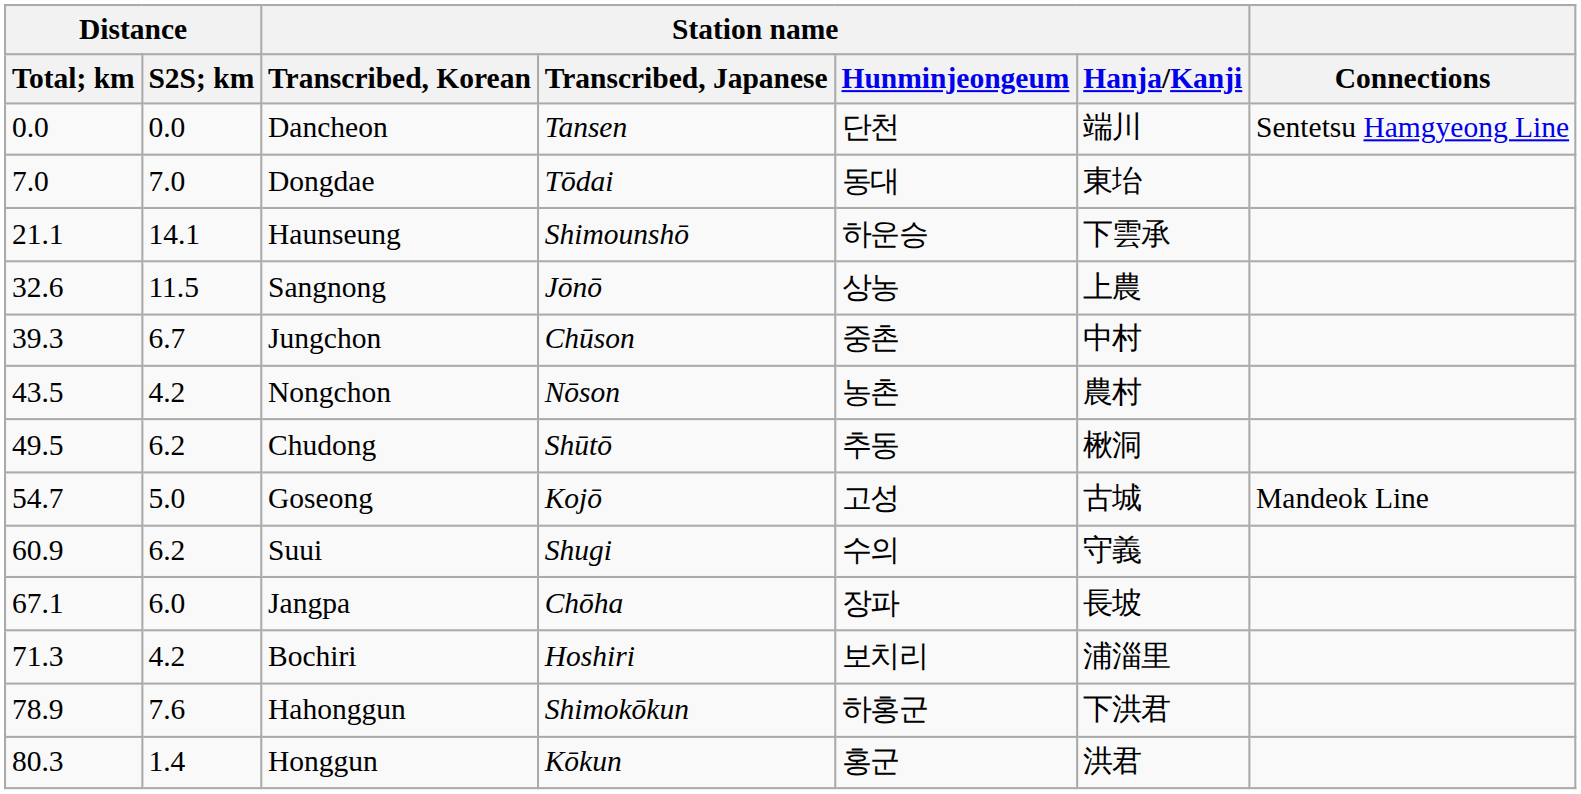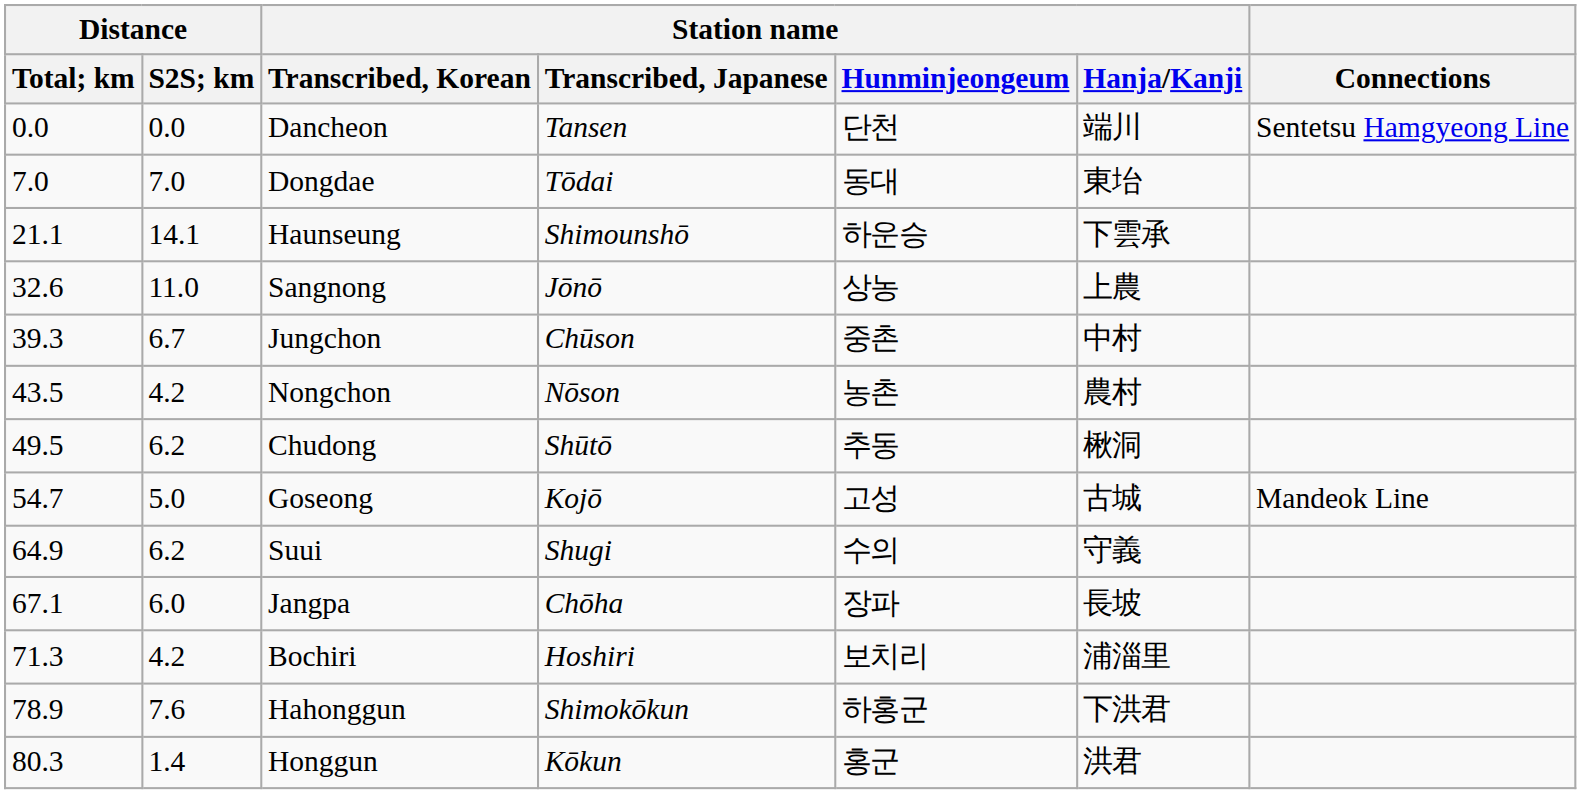(174, 287) 11.5 -> (174, 287) 11.0
(38, 550) 60.9 -> (38, 550) 64.9
